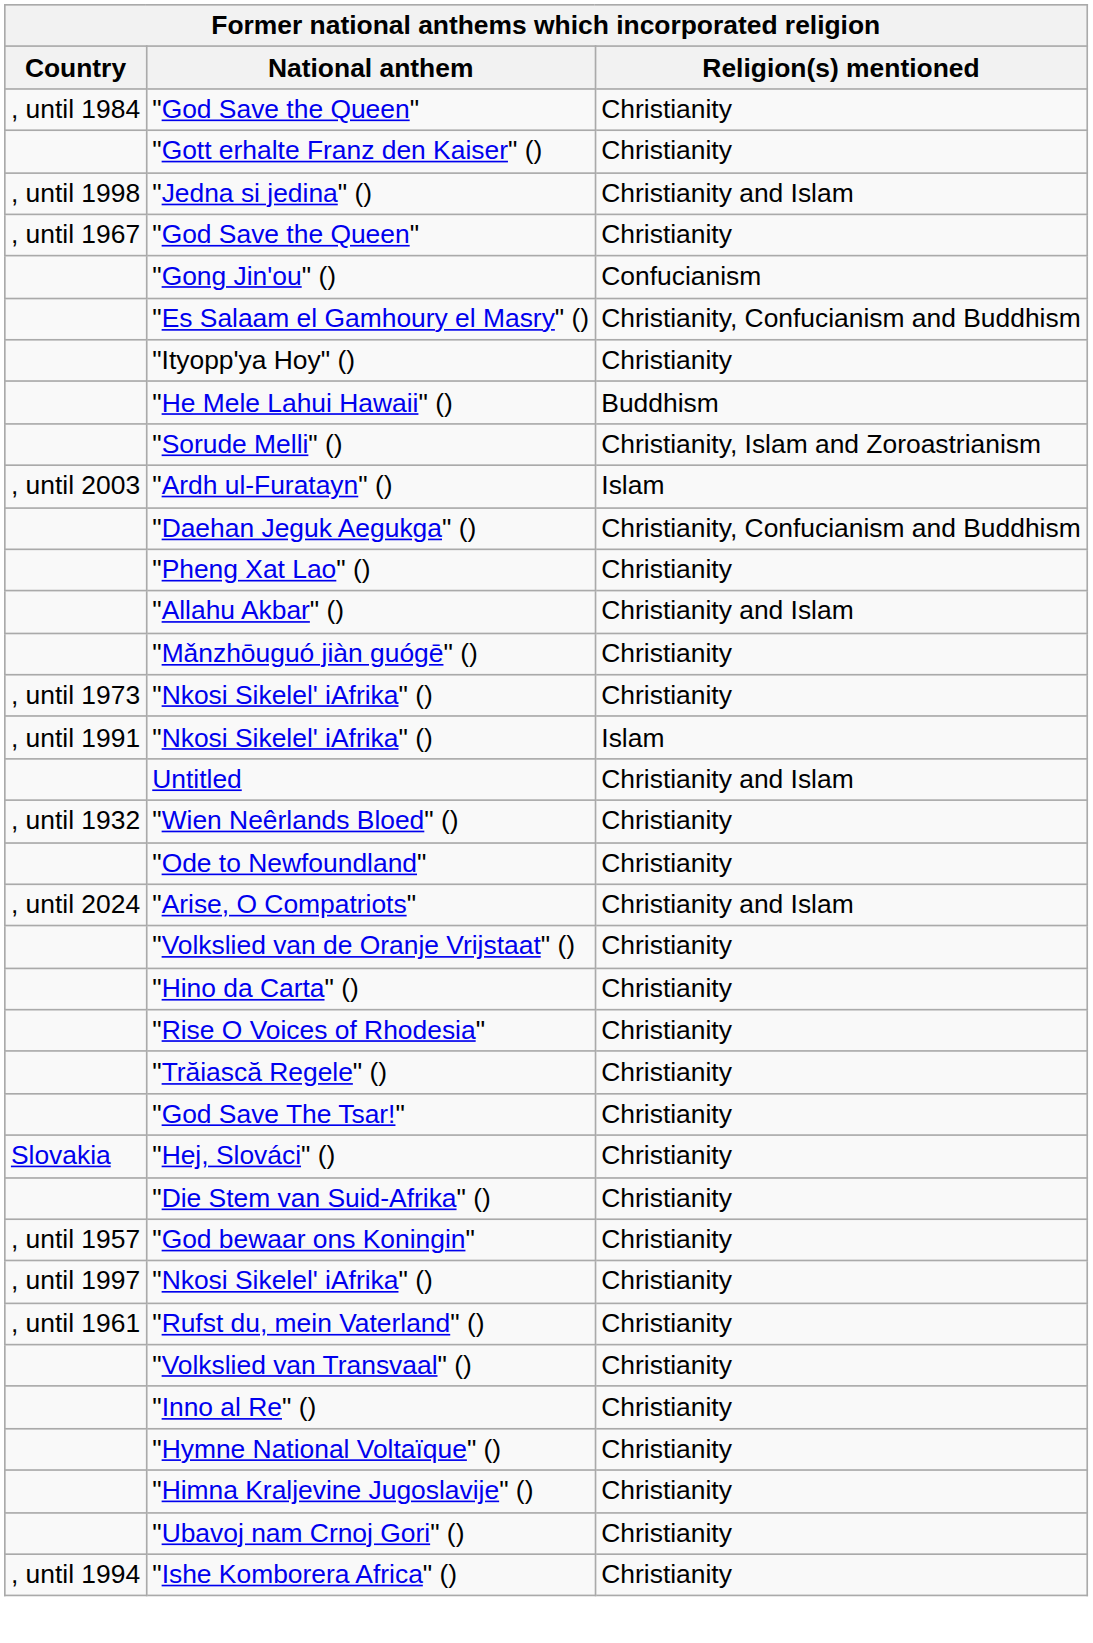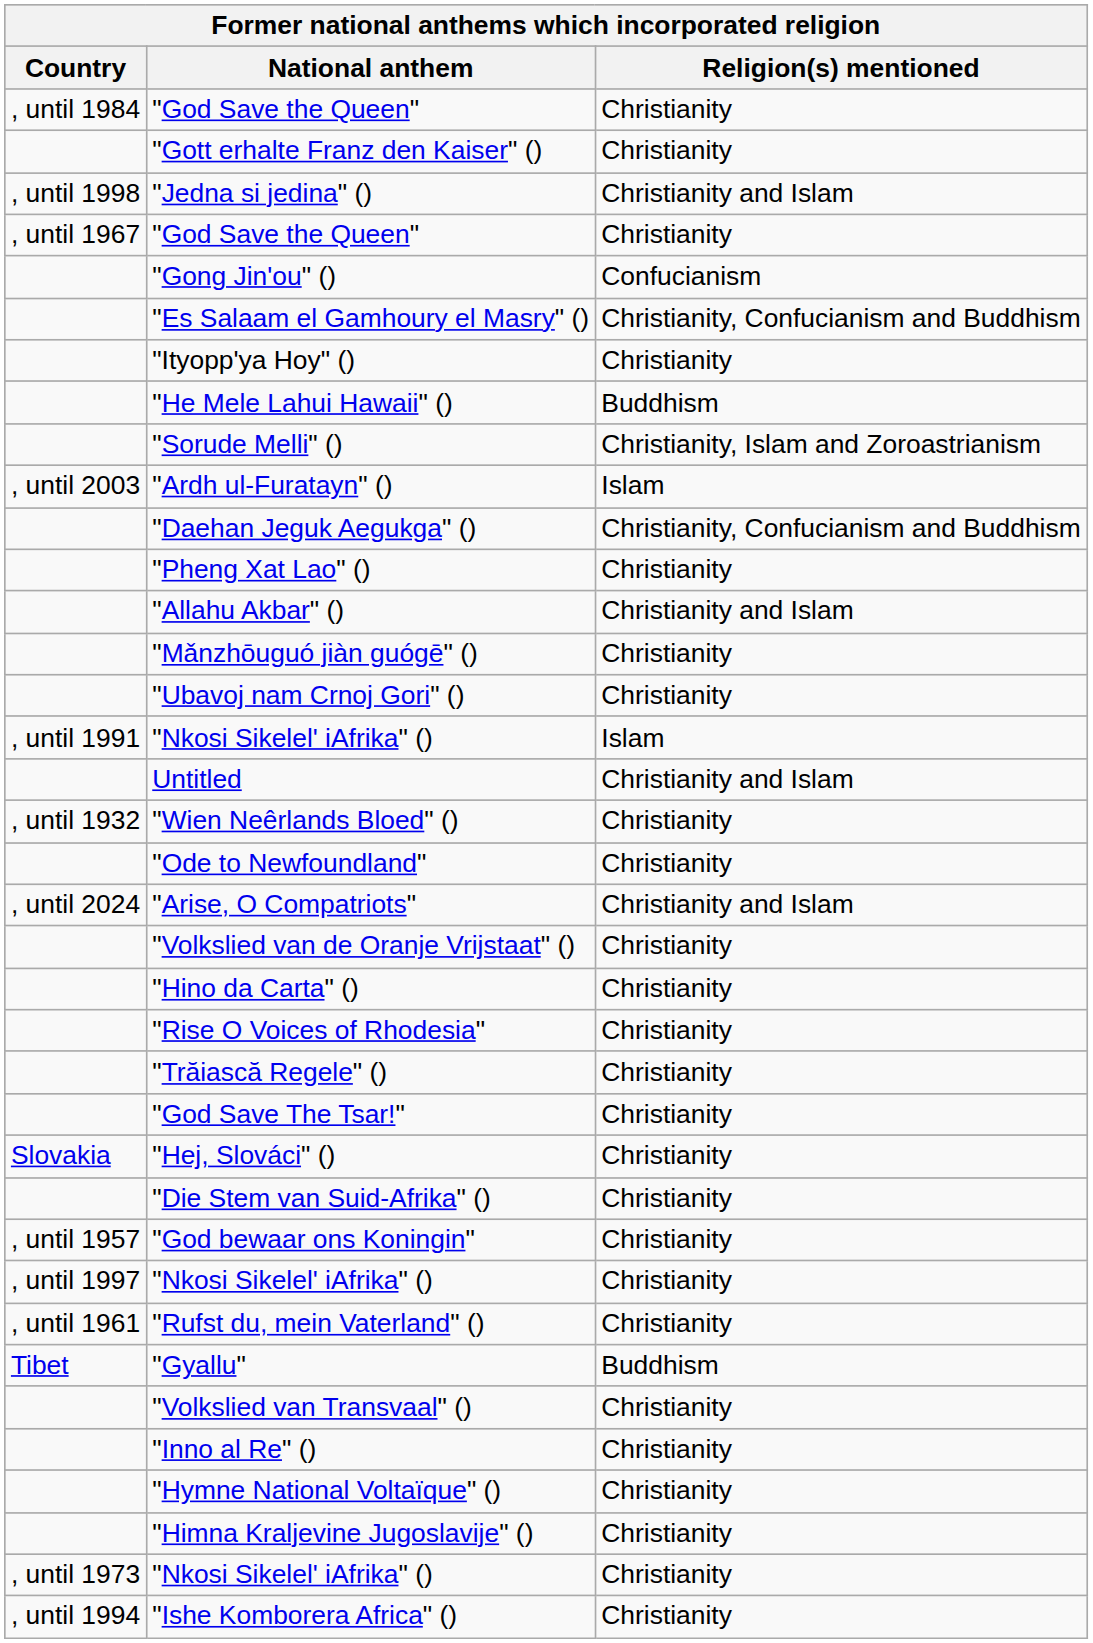rows swapped: (75, 1533) <-> (75, 695)
+ row: (40, 1365)
